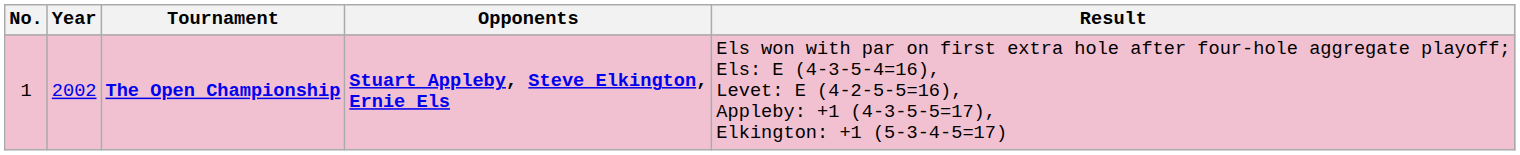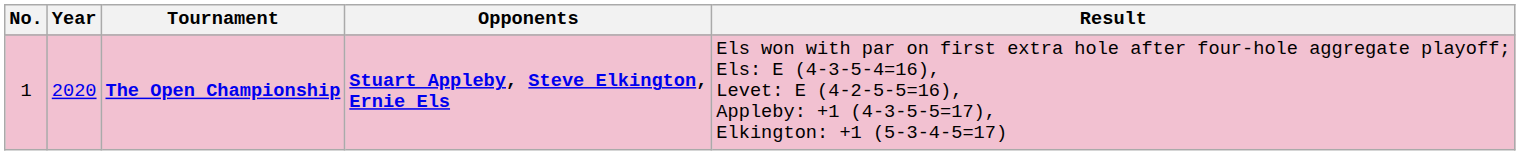(74, 93) 2002 -> (74, 93) 2020
